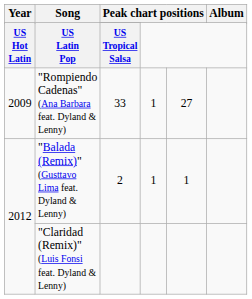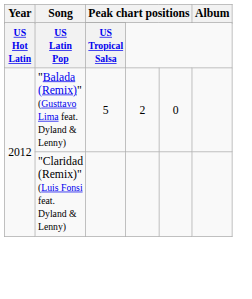- row: (68, 103)
(120, 181) 2 -> (106, 109) 5
(153, 181) 1 -> (142, 109) 2
(187, 181) 1 -> (176, 109) 0
